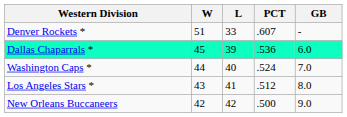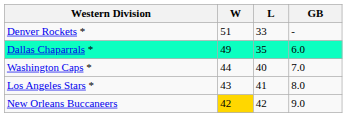- column: (275, 13)
(200, 49) 45 -> (226, 49) 49
(231, 49) 39 -> (261, 49) 35
(200, 103) no background -> (226, 103) gold background
